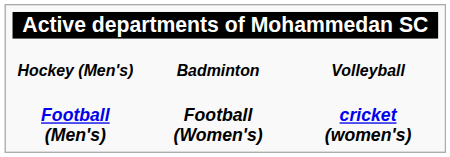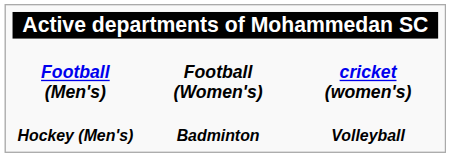rows swapped: (75, 125) <-> (75, 70)
